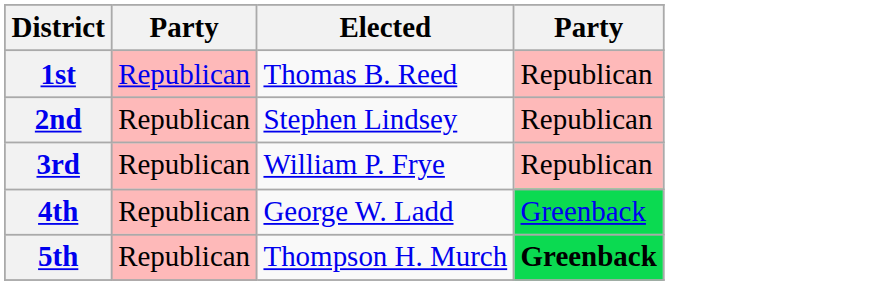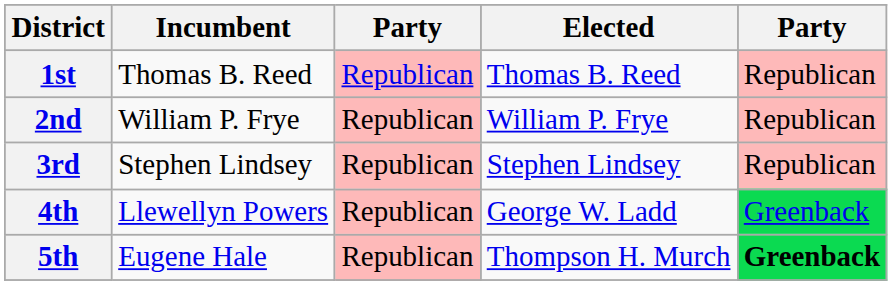+ column: (223, 27)
(360, 119) Stephen Lindsey -> (577, 119) William P. Frye
(354, 165) William P. Frye -> (584, 165) Stephen Lindsey
